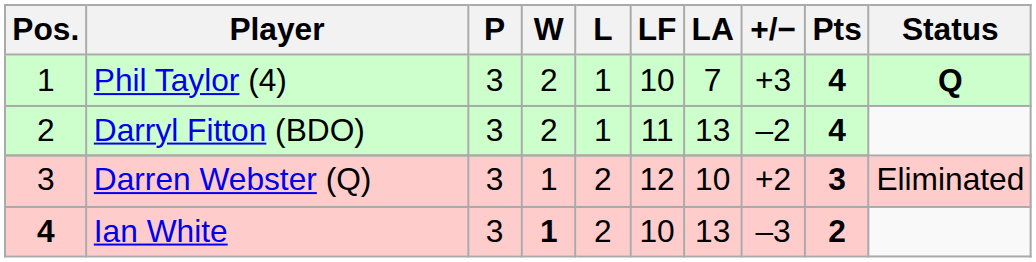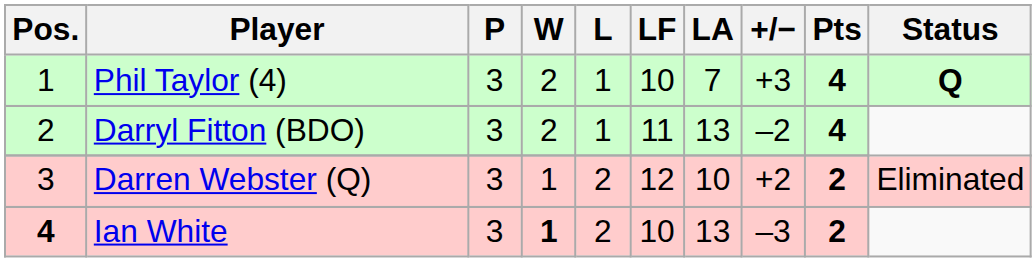(837, 180) 3 -> (837, 180) 2
